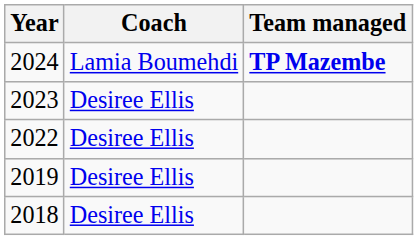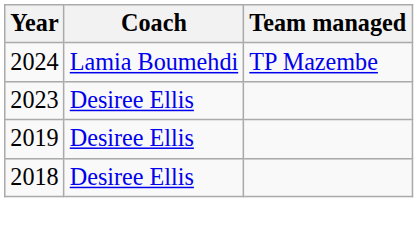(317, 61) bold -> (314, 61) normal
- row: (34, 138)
